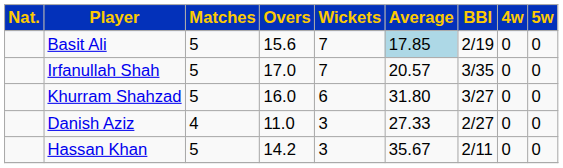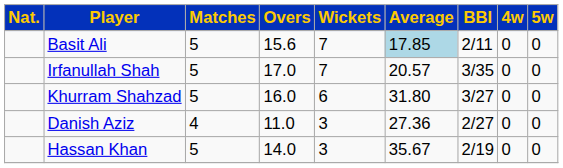(478, 44) 2/19 -> (477, 44) 2/11
(410, 123) 27.33 -> (410, 123) 27.36
(280, 149) 14.2 -> (280, 149) 14.0
(477, 149) 2/11 -> (478, 149) 2/19
